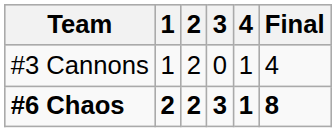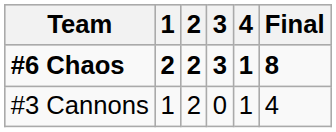rows swapped: (80, 65) <-> (68, 106)
